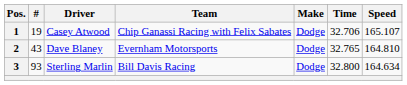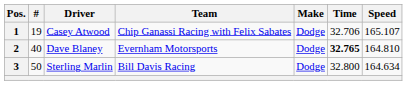(36, 49) 43 -> (36, 49) 40
(345, 49) normal -> (345, 49) bold
(36, 66) 93 -> (36, 66) 50
